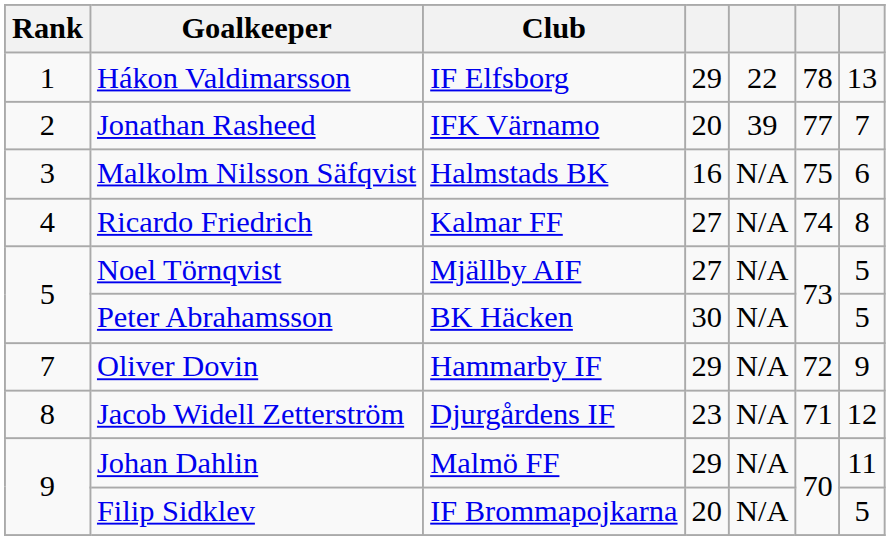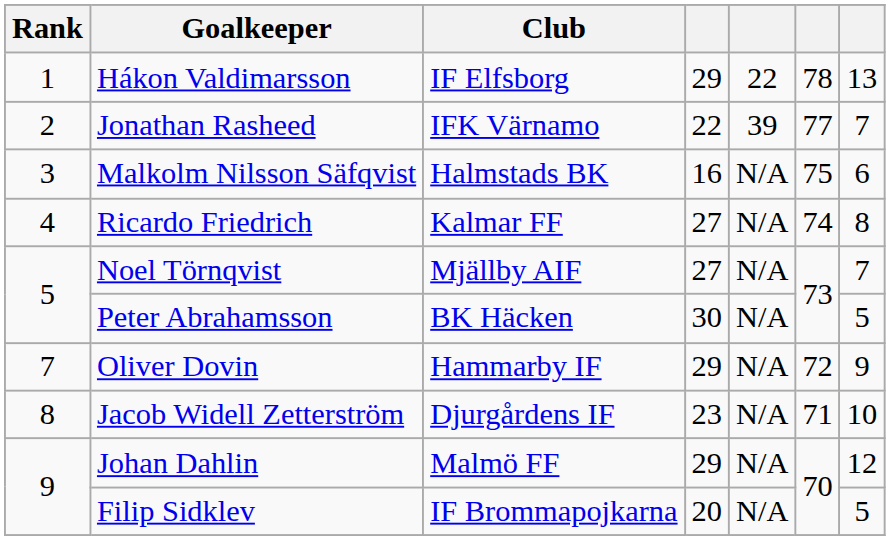(707, 125) 20 -> (707, 125) 22
(862, 269) 5 -> (862, 269) 7
(862, 414) 12 -> (862, 414) 10
(862, 462) 11 -> (862, 462) 12
